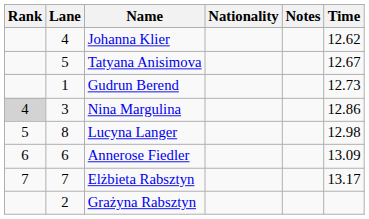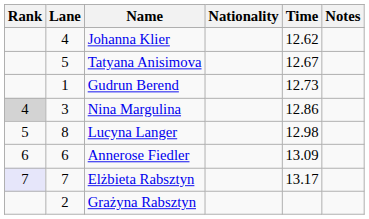columns swapped: (344, 16) <-> (303, 16)
(25, 179) no background -> (25, 179) lavender background
